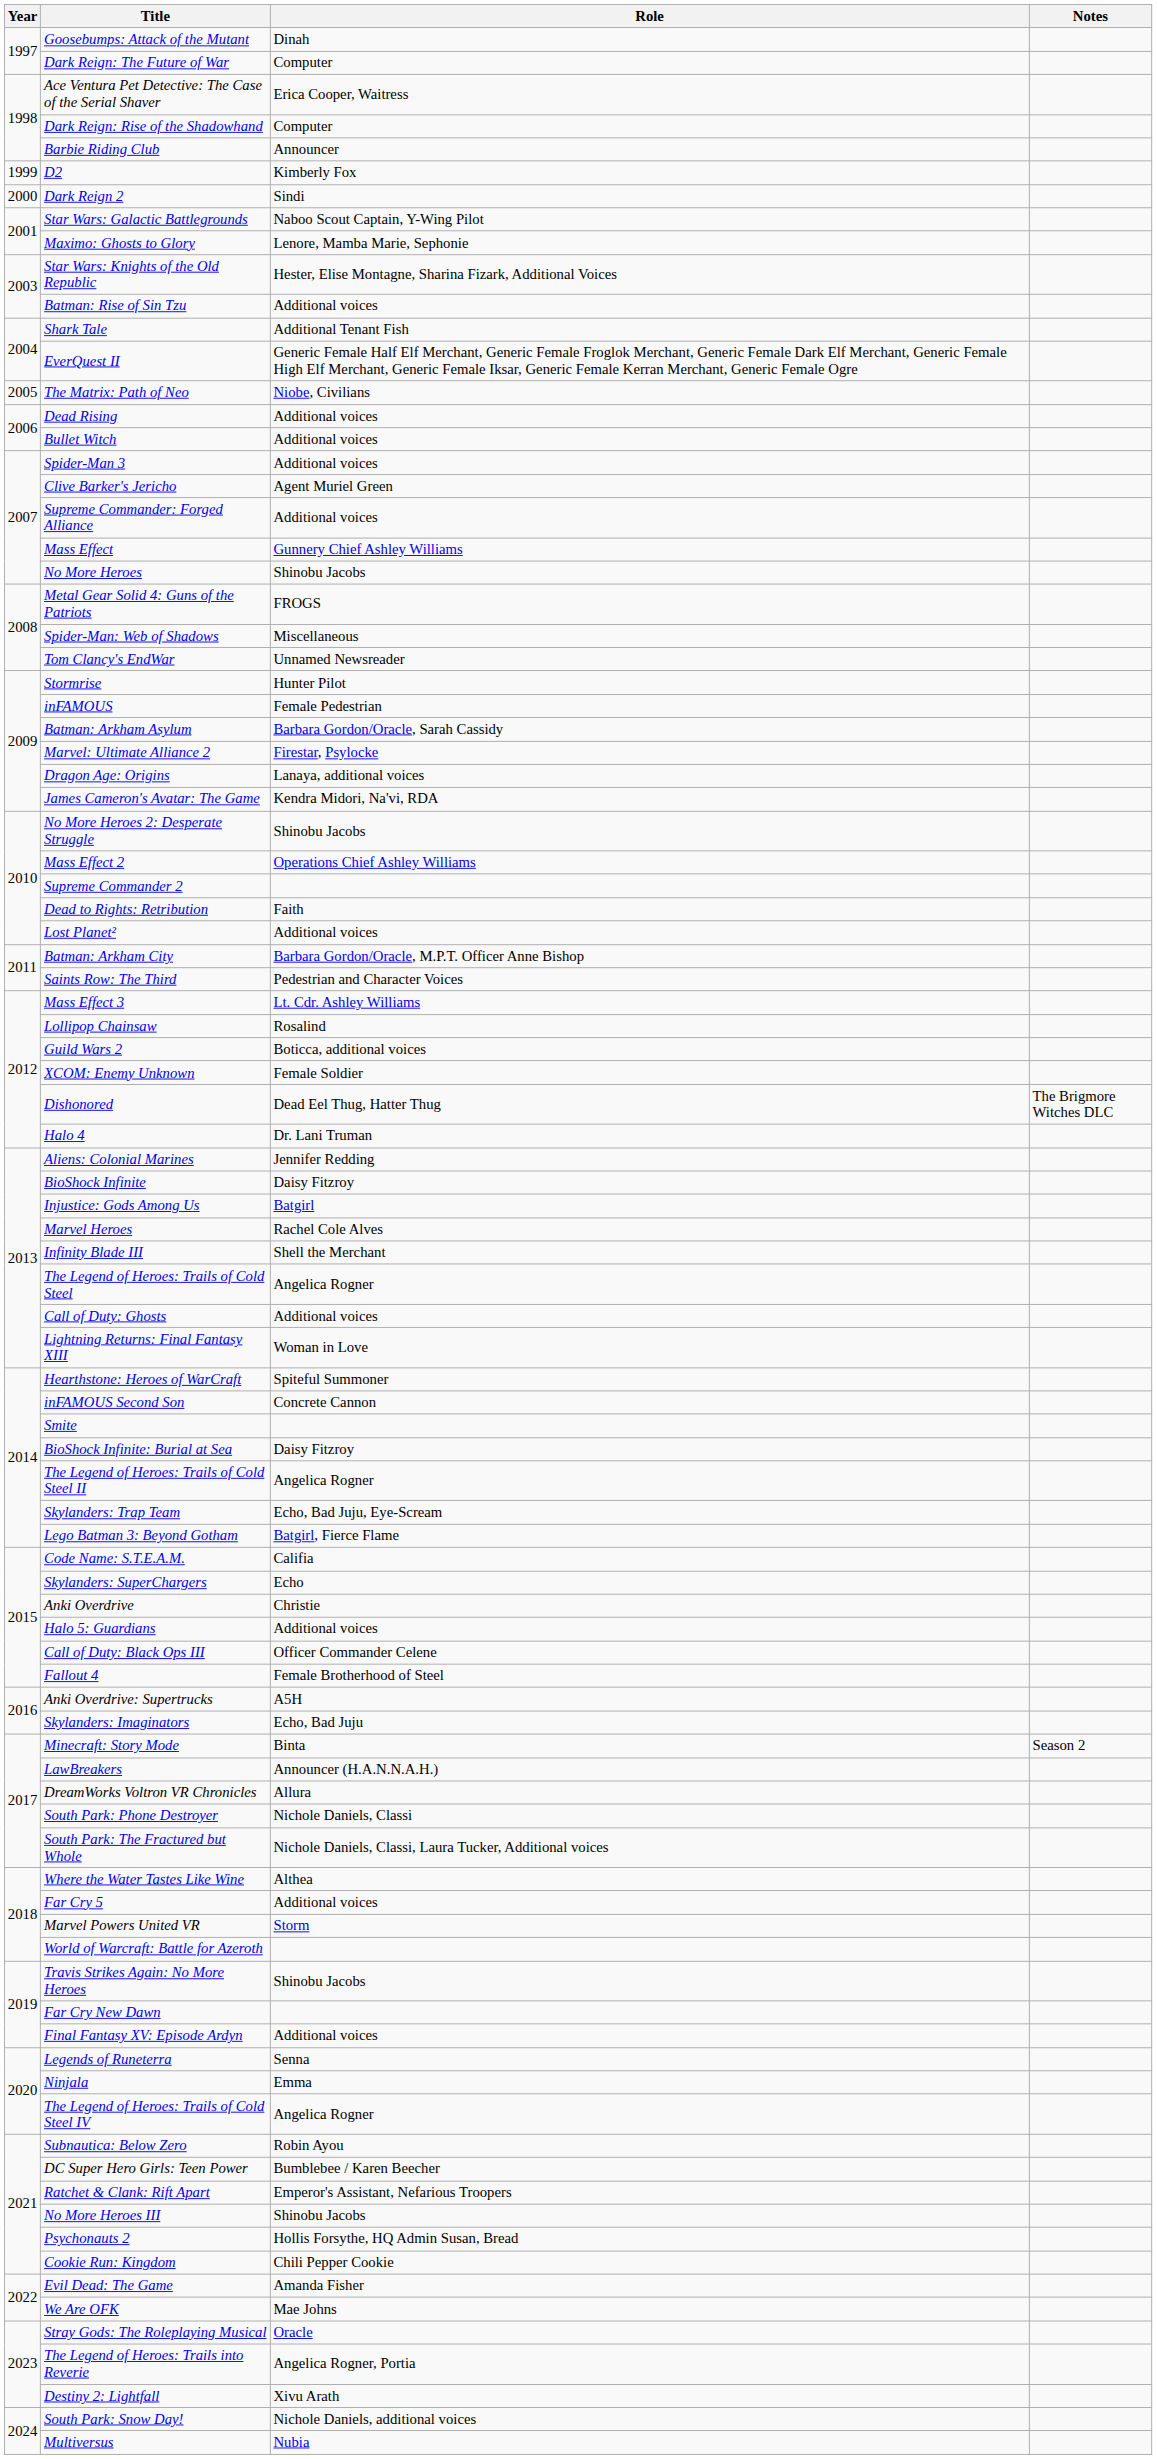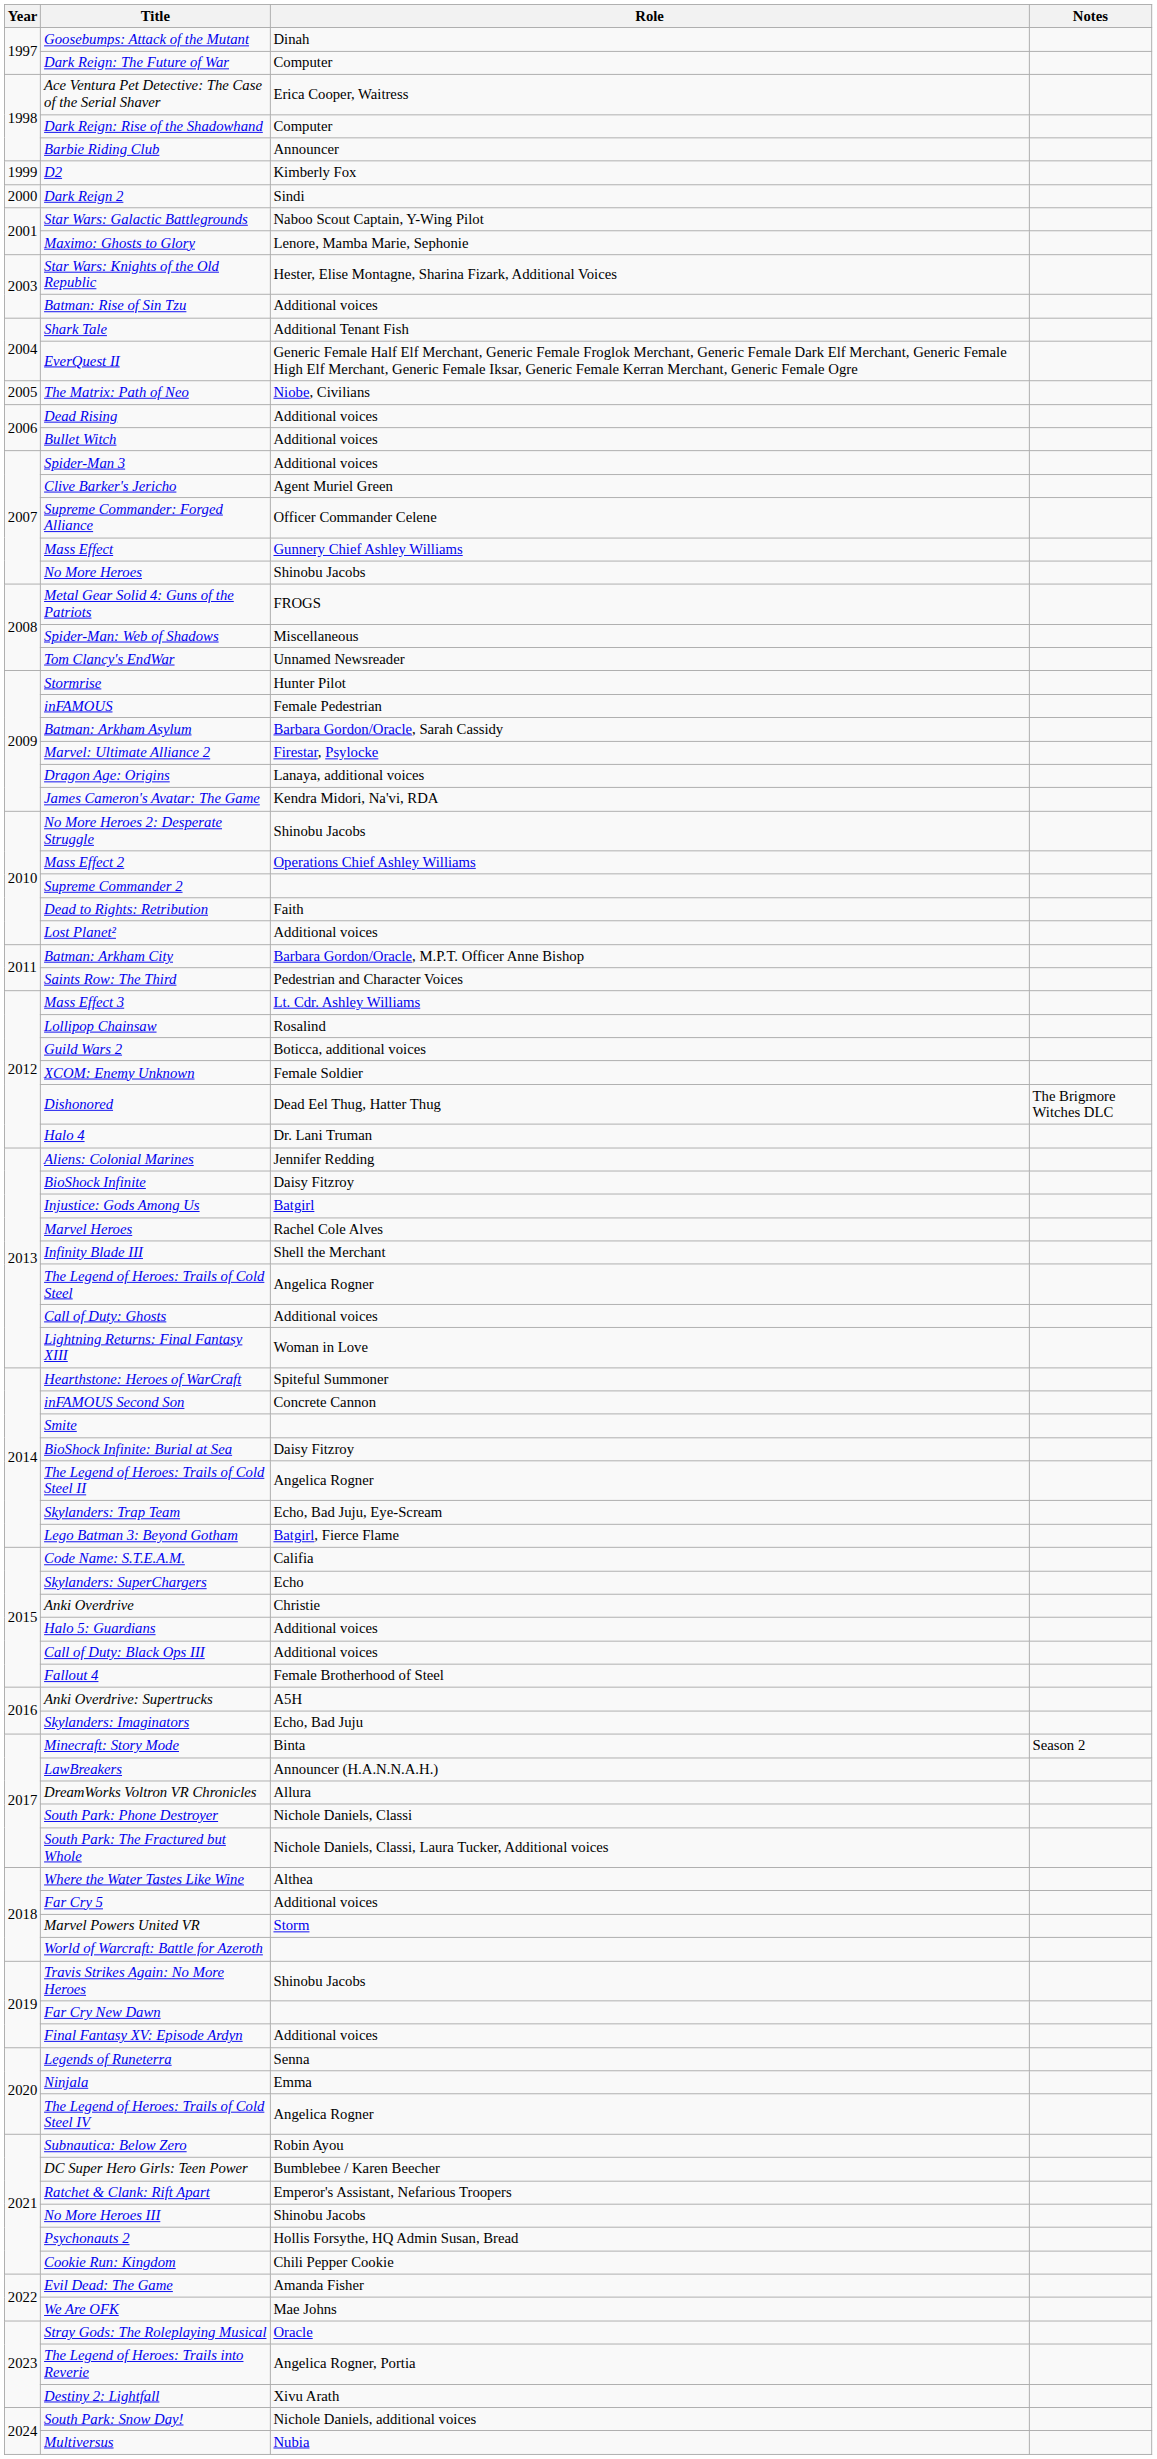(326, 517) Additional voices -> (355, 517) Officer Commander Celene
(355, 1652) Officer Commander Celene -> (326, 1652) Additional voices
